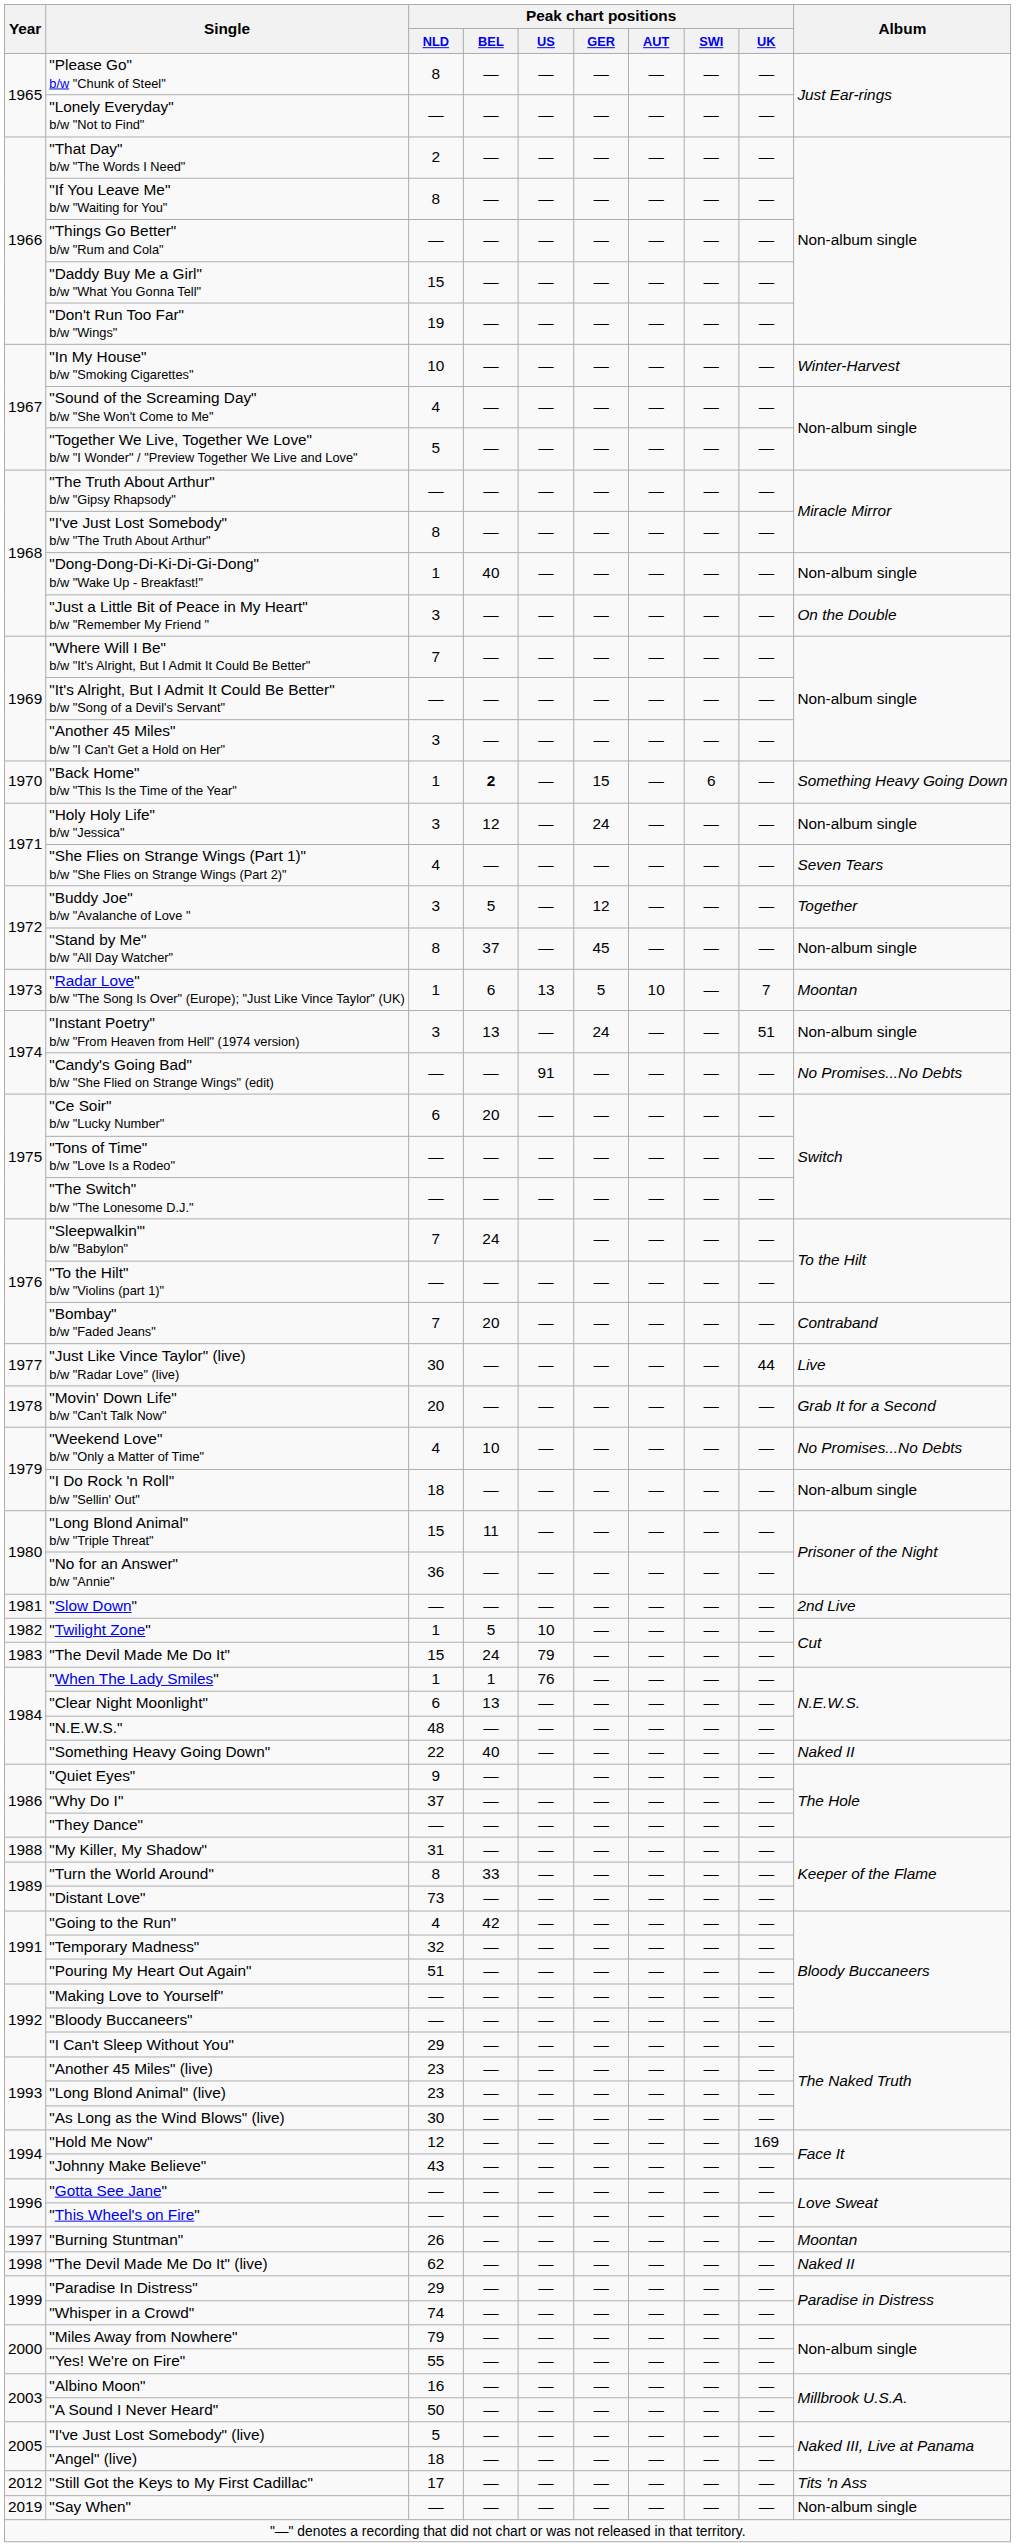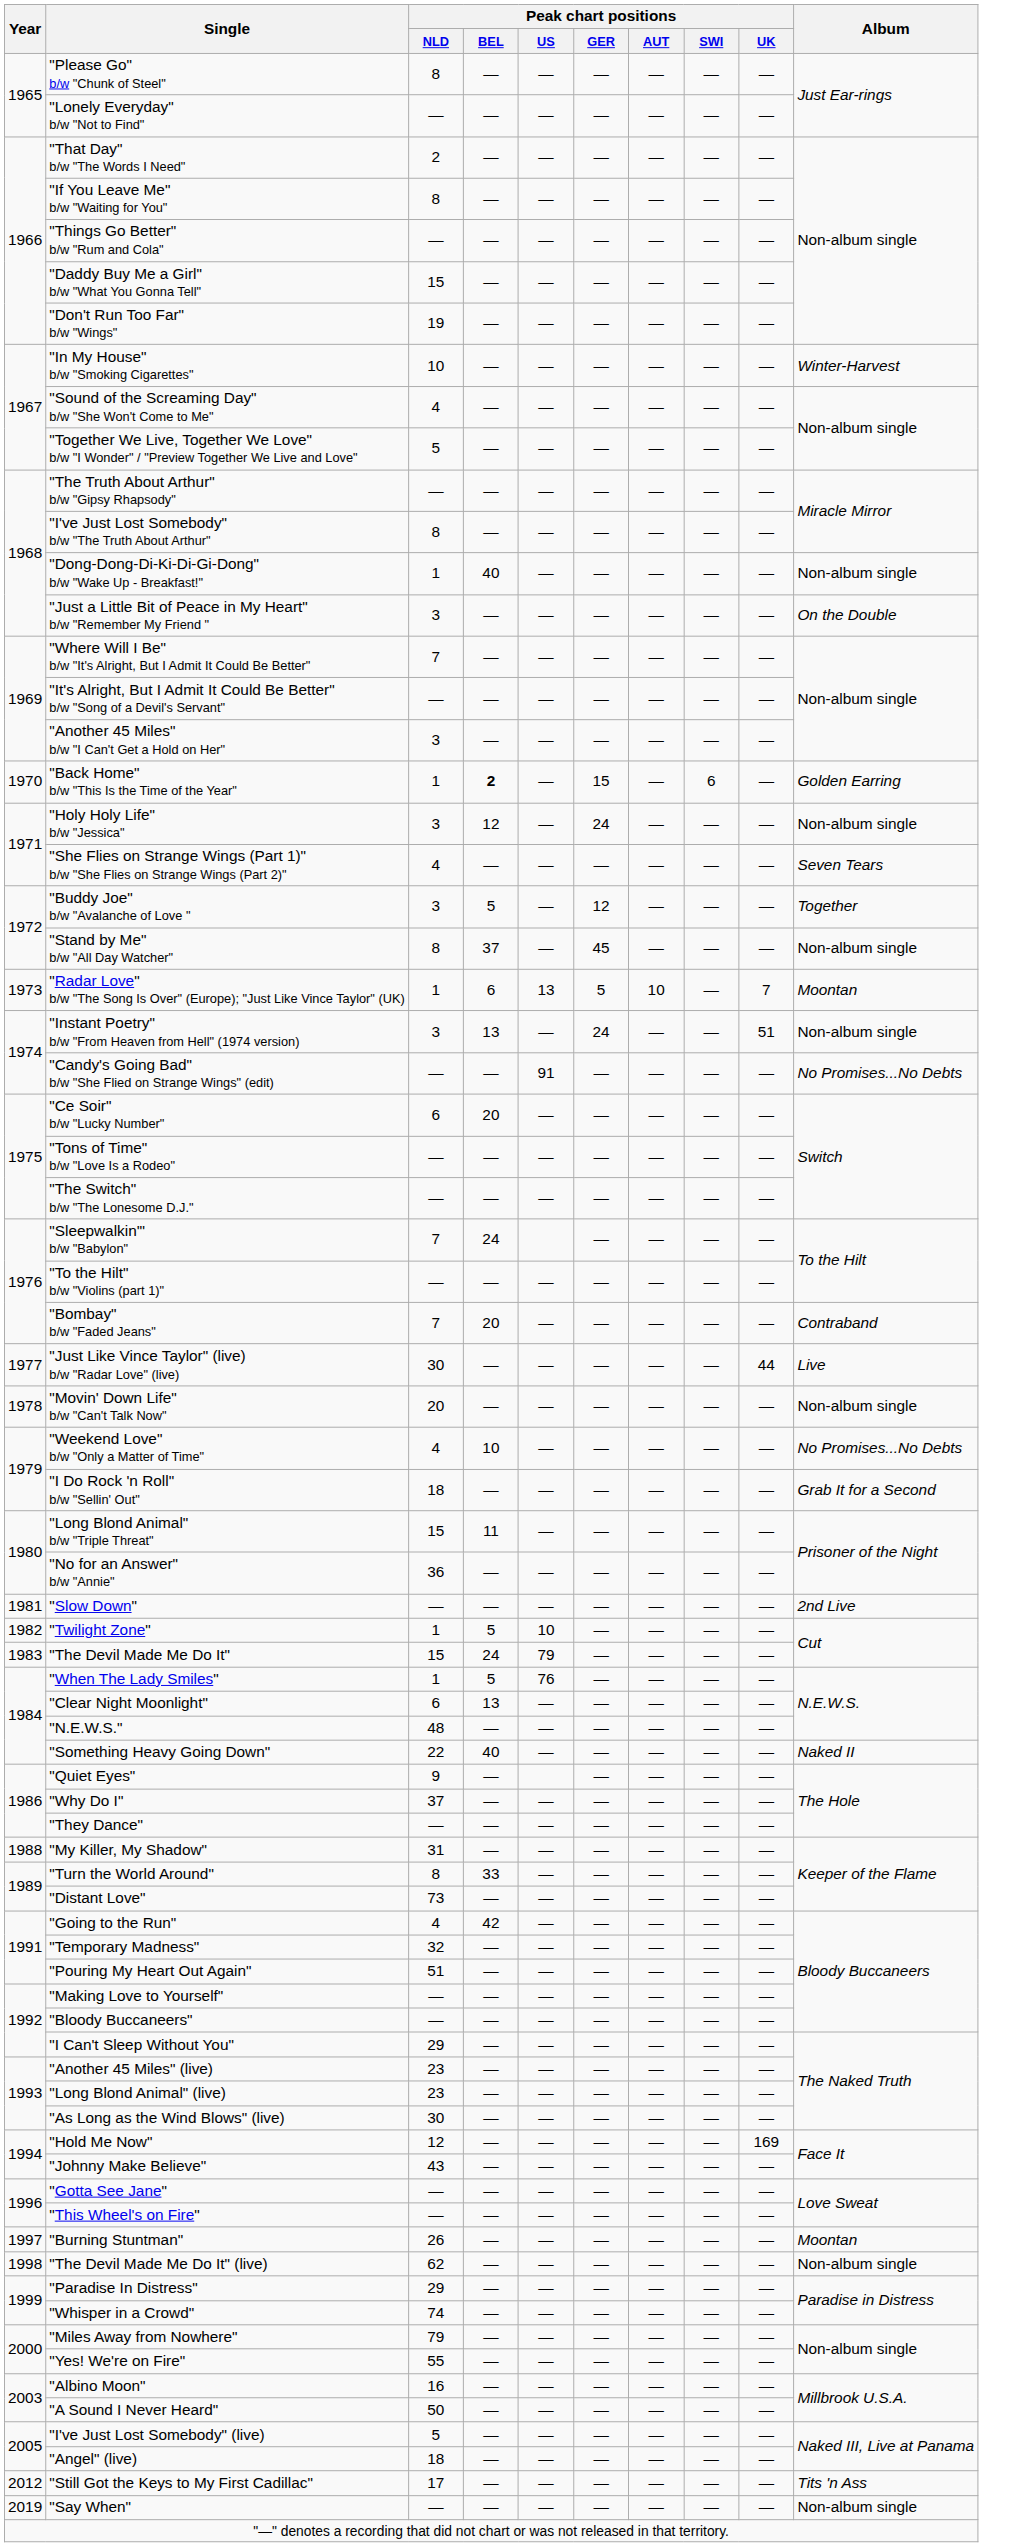(902, 781) Something Heavy Going Down -> (849, 781) Golden Earring
(867, 1406) Grab It for a Second -> (857, 1406) Non-album single
(857, 1489) Non-album single -> (867, 1489) Grab It for a Second
(491, 1679) 1 -> (491, 1679) 5
(826, 2263) Naked II -> (857, 2263) Non-album single
